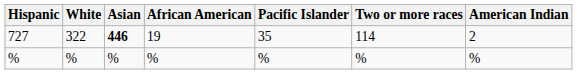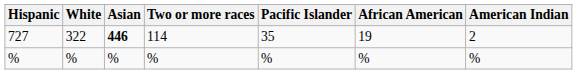columns swapped: (409, 15) <-> (199, 15)
